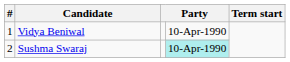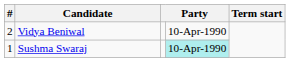(10, 31) 1 -> (10, 31) 2
(10, 48) 2 -> (10, 48) 1
